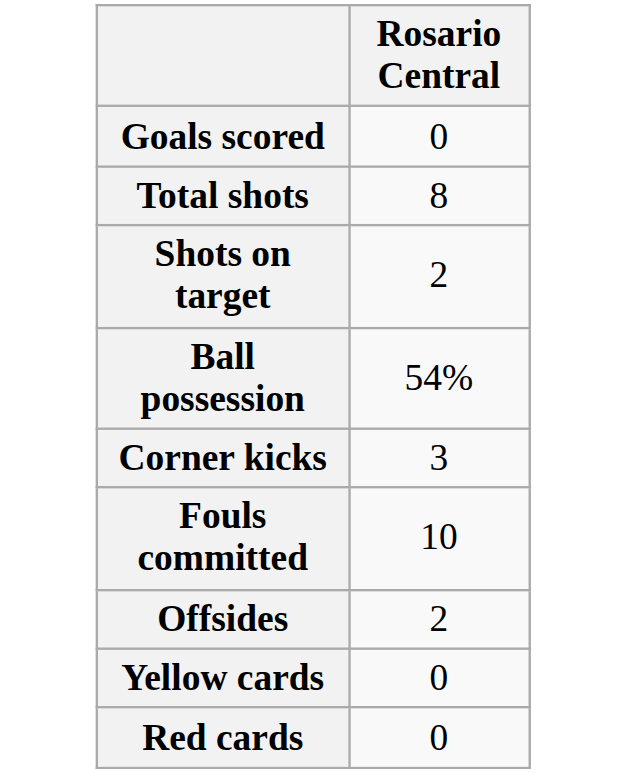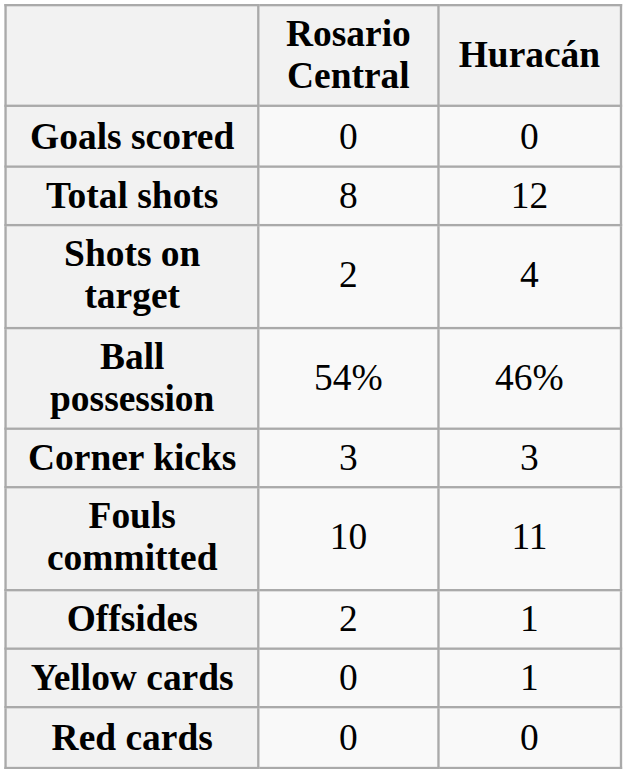+ column: (529, 55)
